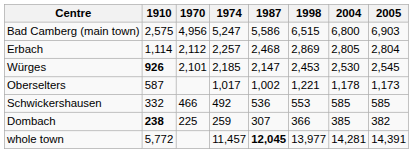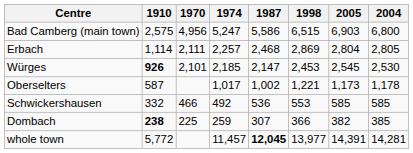columns swapped: (349, 13) <-> (389, 13)
(192, 49) 2,112 -> (192, 49) 2,111
